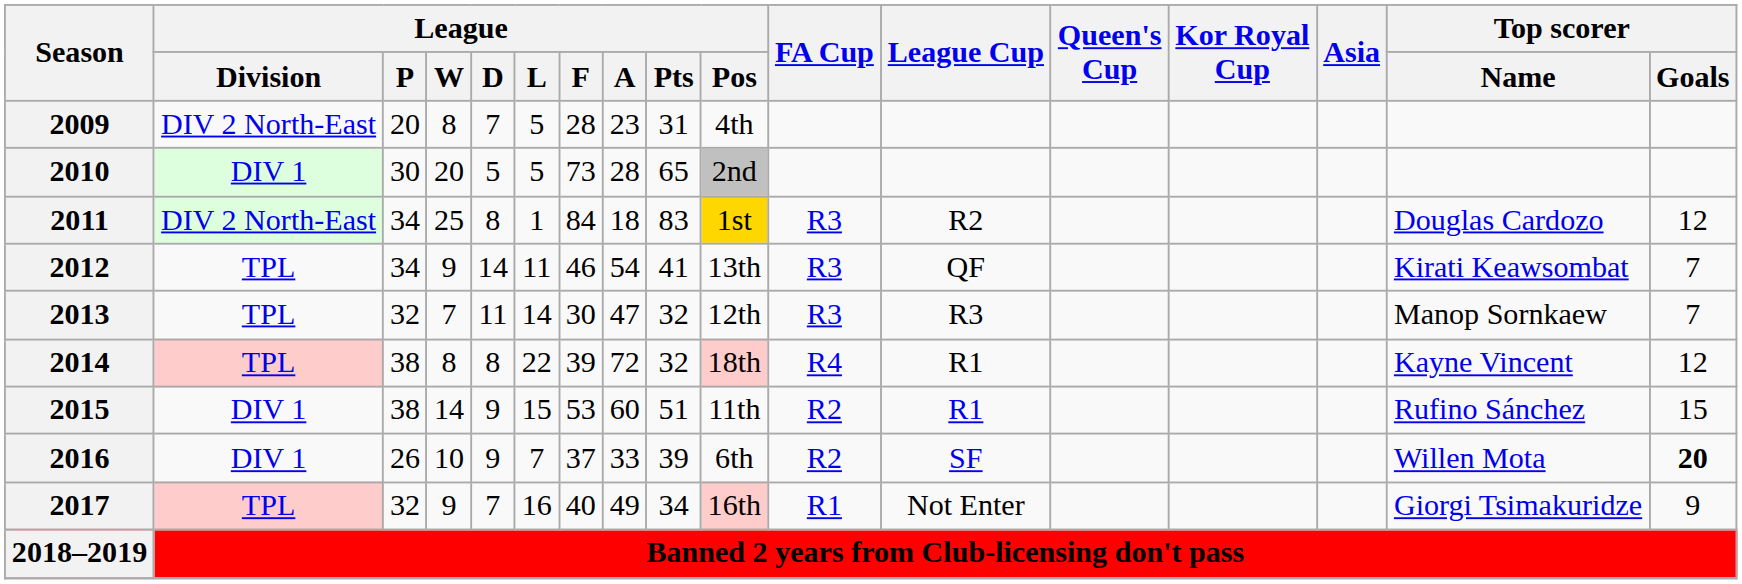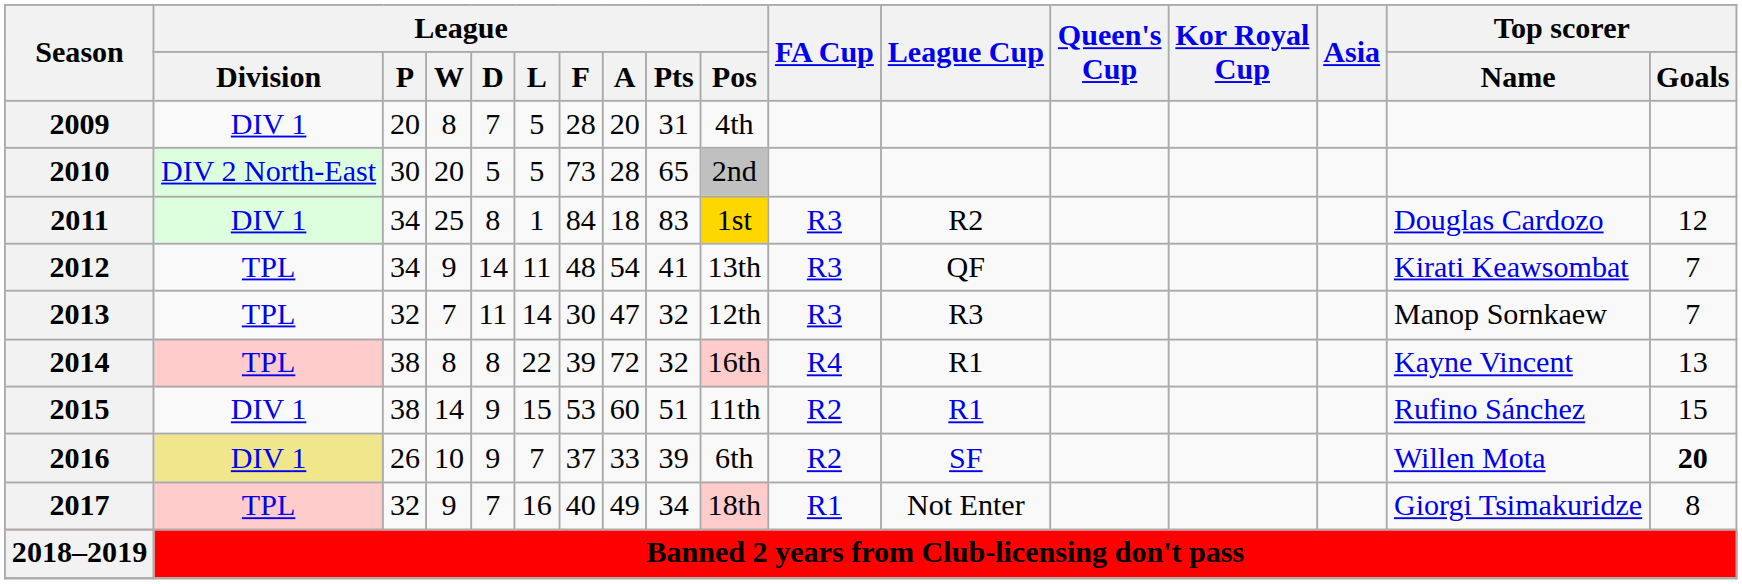(269, 123) DIV 2 North-East -> (269, 123) DIV 1
(625, 123) 23 -> (625, 123) 20
(269, 171) DIV 1 -> (269, 171) DIV 2 North-East
(269, 219) DIV 2 North-East -> (269, 219) DIV 1
(581, 266) 46 -> (581, 266) 48
(734, 362) 18th -> (734, 362) 16th
(1693, 362) 12 -> (1693, 362) 13
(269, 457) no background -> (269, 457) khaki background
(734, 505) 16th -> (734, 505) 18th
(1693, 505) 9 -> (1693, 505) 8
